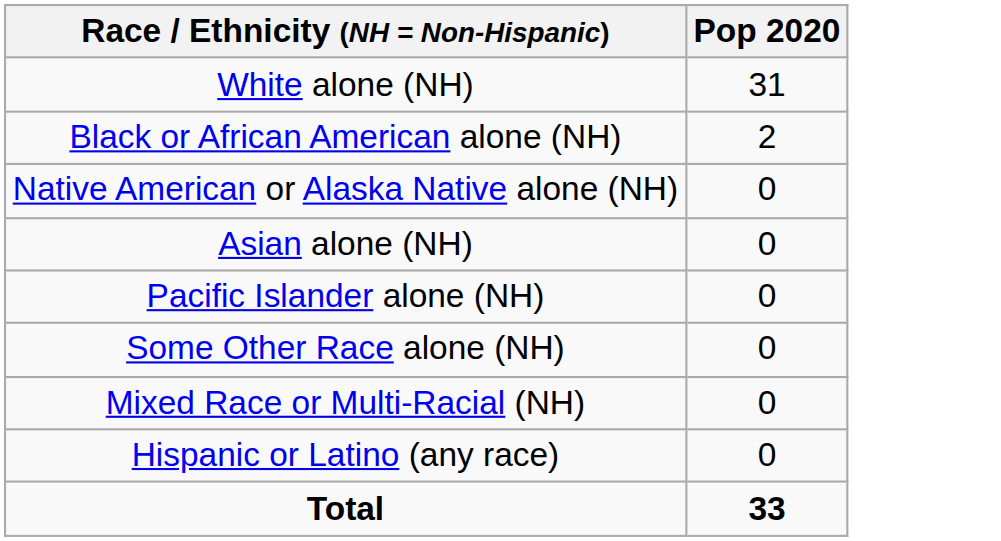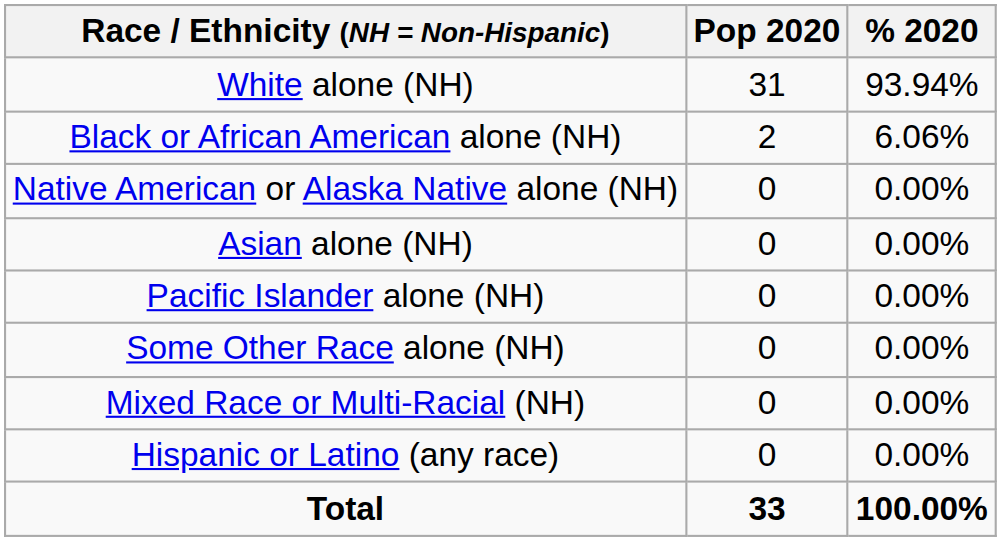+ column: (922, 31)
